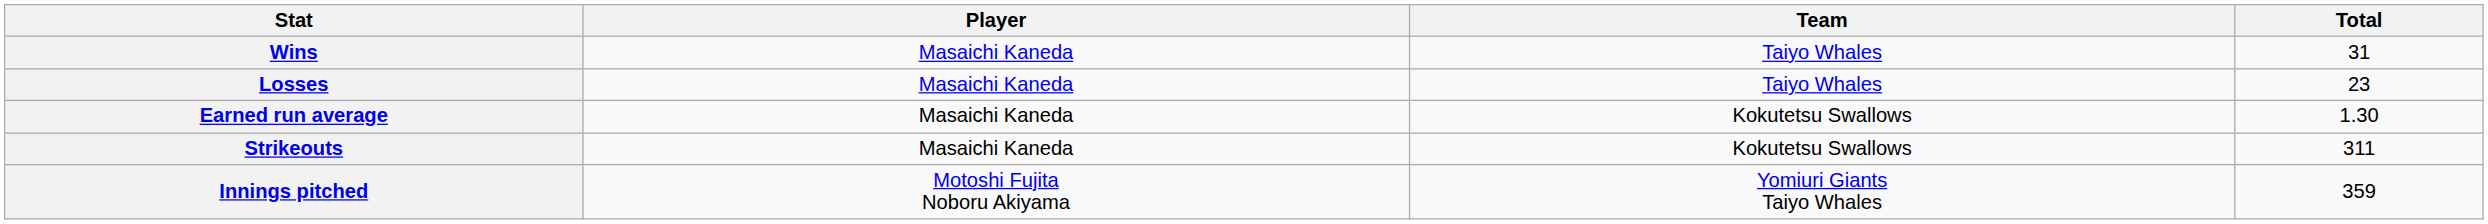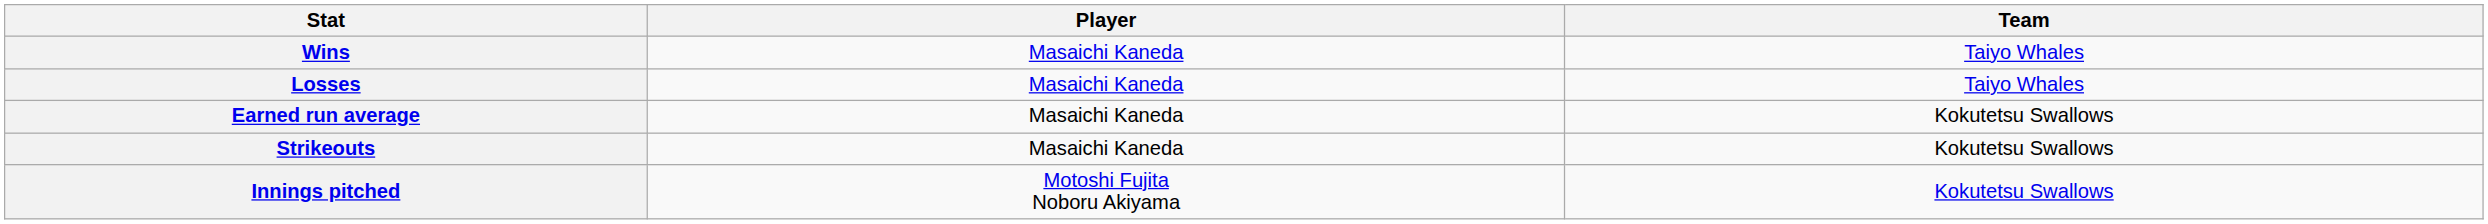- column: (2359, 20)
(1822, 191) Yomiuri Giants Taiyo Whales -> (2024, 191) Kokutetsu Swallows
